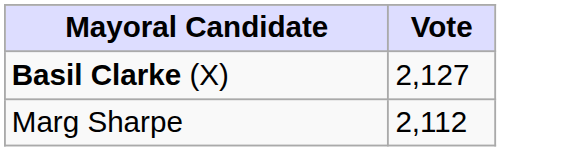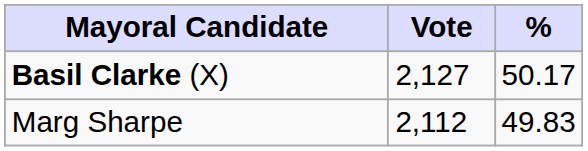+ column: (539, 27)
